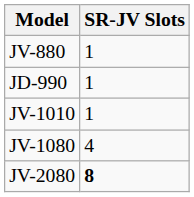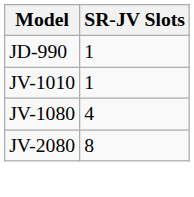- row: (37, 51)
(89, 176) bold -> (89, 144) normal
